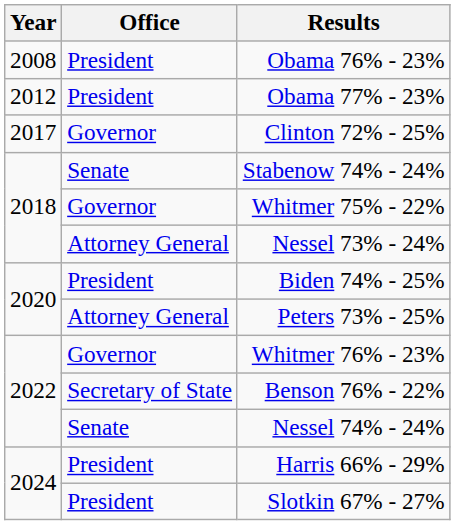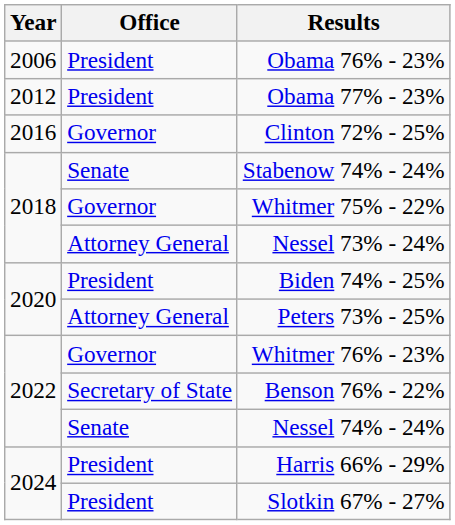(33, 59) 2008 -> (33, 59) 2006
(33, 133) 2017 -> (33, 133) 2016
